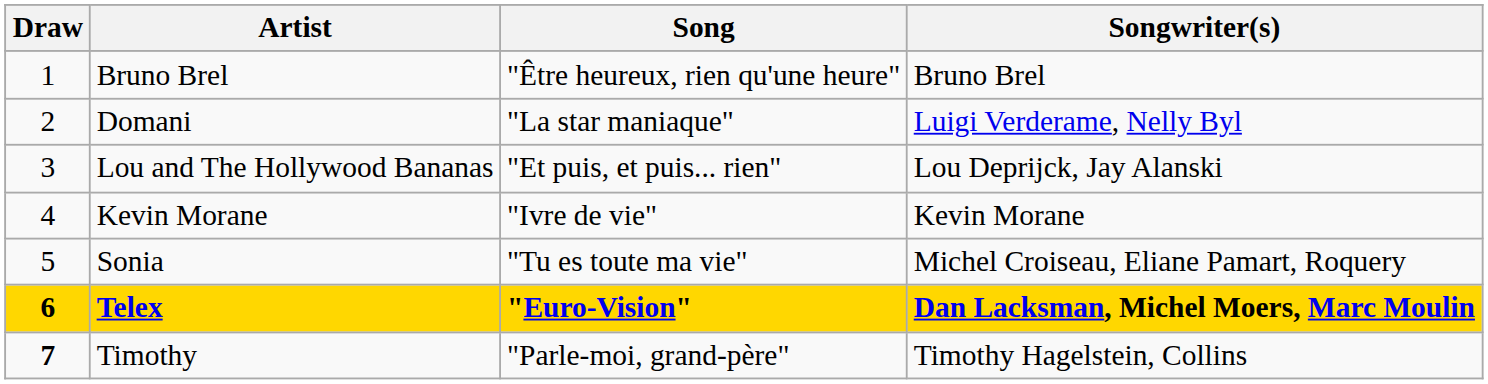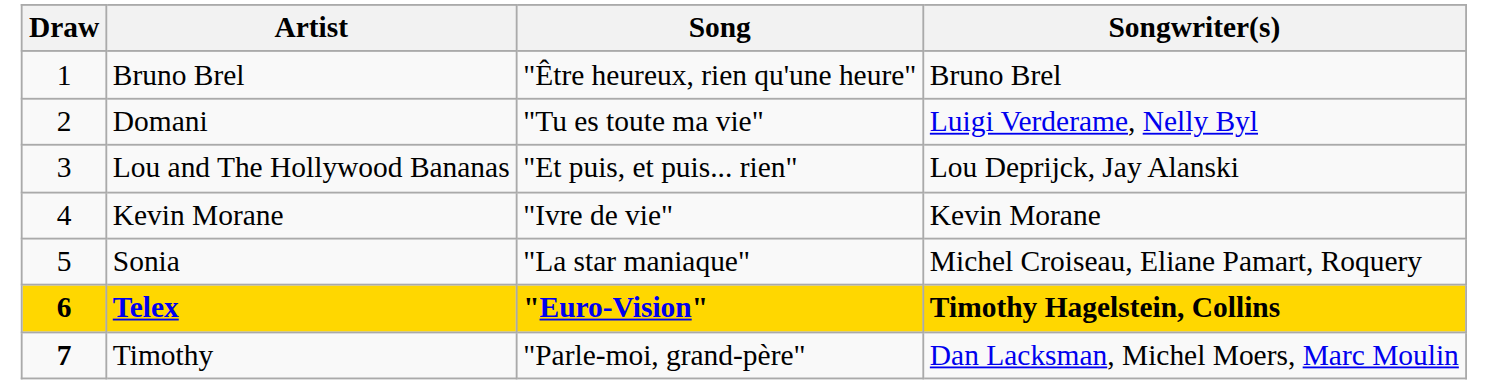(620, 121) "La star maniaque" -> (643, 121) "Tu es toute ma vie"
(627, 261) "Tu es toute ma vie" -> (637, 261) "La star maniaque"
(1194, 307) Dan Lacksman, Michel Moers, Marc Moulin -> (1105, 307) Timothy Hagelstein, Collins
(1080, 354) Timothy Hagelstein, Collins -> (1194, 354) Dan Lacksman, Michel Moers, Marc Moulin
